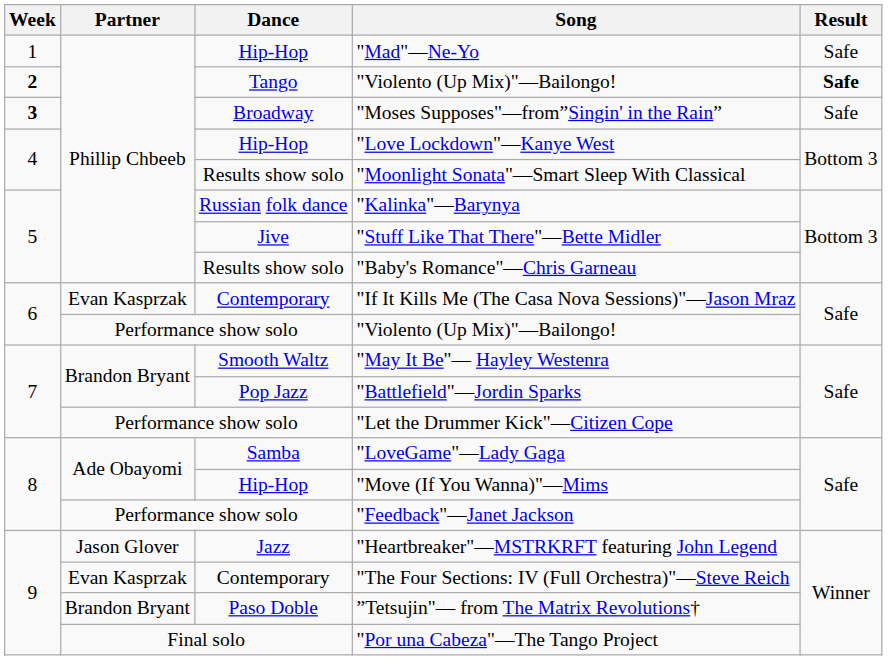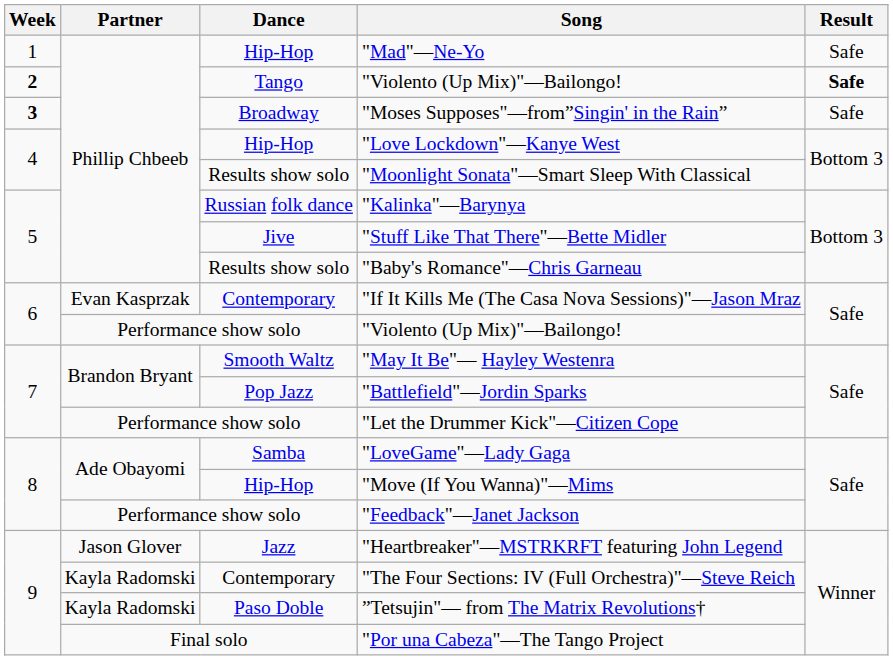(127, 577) Evan Kasprzak -> (130, 577) Kayla Radomski
(127, 608) Brandon Bryant -> (130, 608) Kayla Radomski
